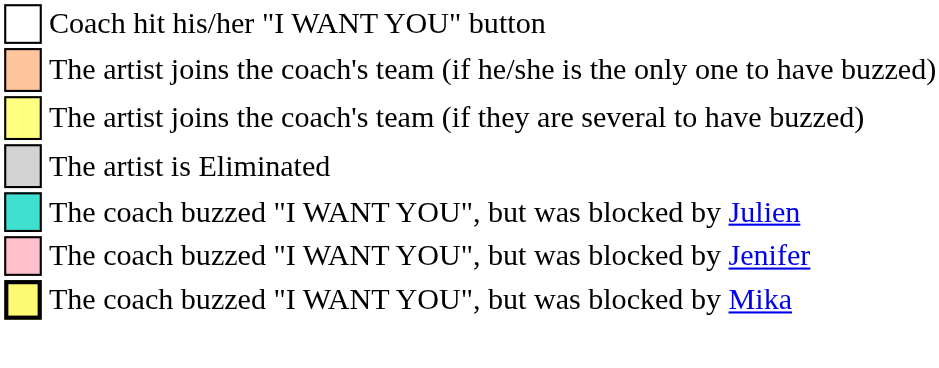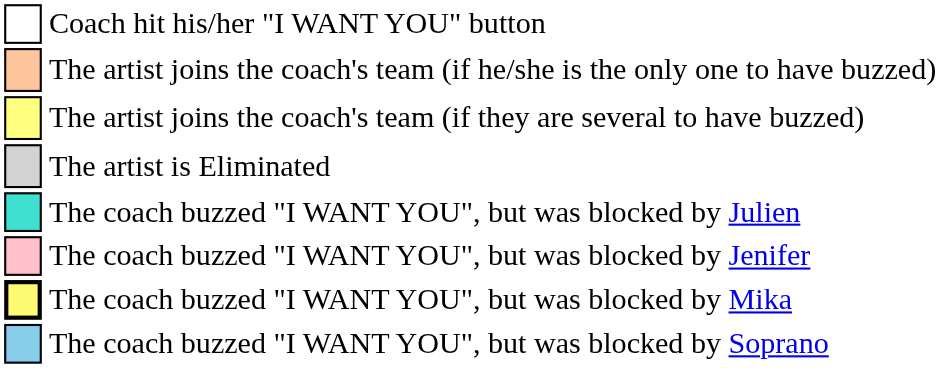+ row: (439, 343)
